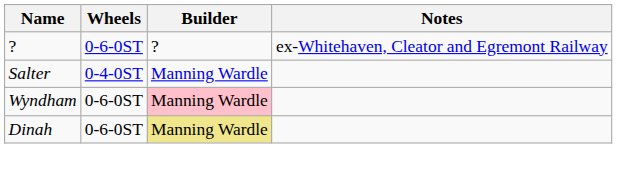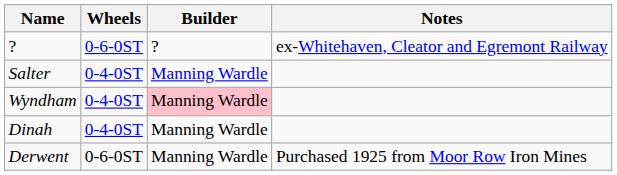(114, 101) 0-6-0ST -> (114, 101) 0-4-0ST
(114, 128) 0-6-0ST -> (114, 128) 0-4-0ST
(209, 128) khaki background -> (209, 128) no background
+ row: (39, 156)
